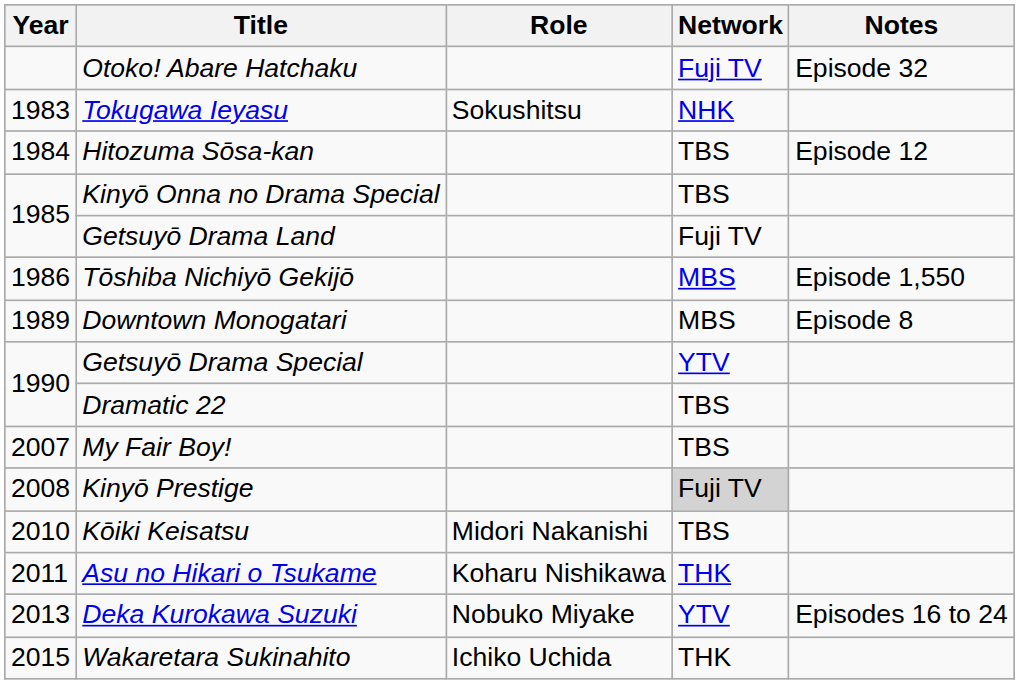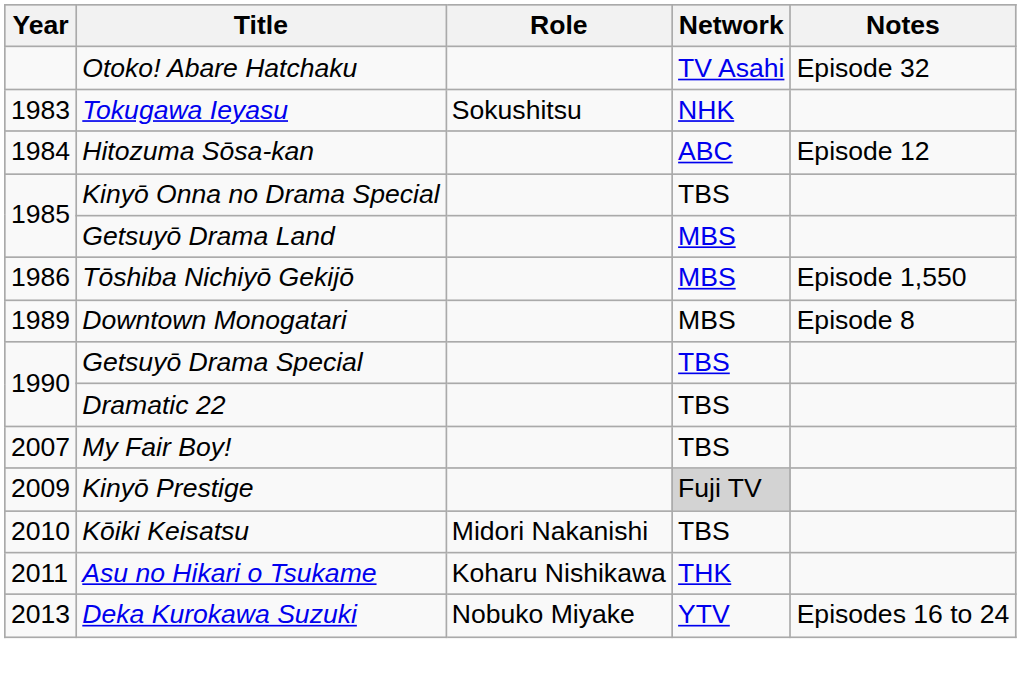(720, 67) Fuji TV -> (731, 67) TV Asahi
(704, 151) TBS -> (705, 151) ABC
(720, 236) Fuji TV -> (707, 236) MBS
(704, 362) YTV -> (704, 362) TBS
(40, 488) 2008 -> (40, 488) 2009
- row: (216, 657)
